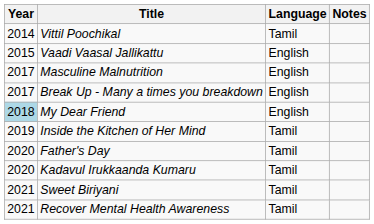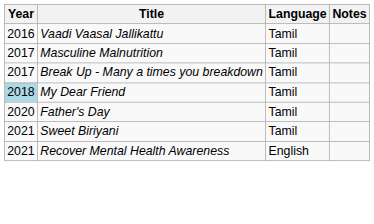- row: (80, 33)
(21, 53) 2015 -> (21, 33) 2016
(289, 53) English -> (283, 33) Tamil
(289, 72) English -> (283, 53) Tamil
(289, 92) English -> (283, 72) Tamil
(289, 111) English -> (283, 92) Tamil
- row: (123, 131)
- row: (118, 170)
(283, 209) Tamil -> (289, 151) English
